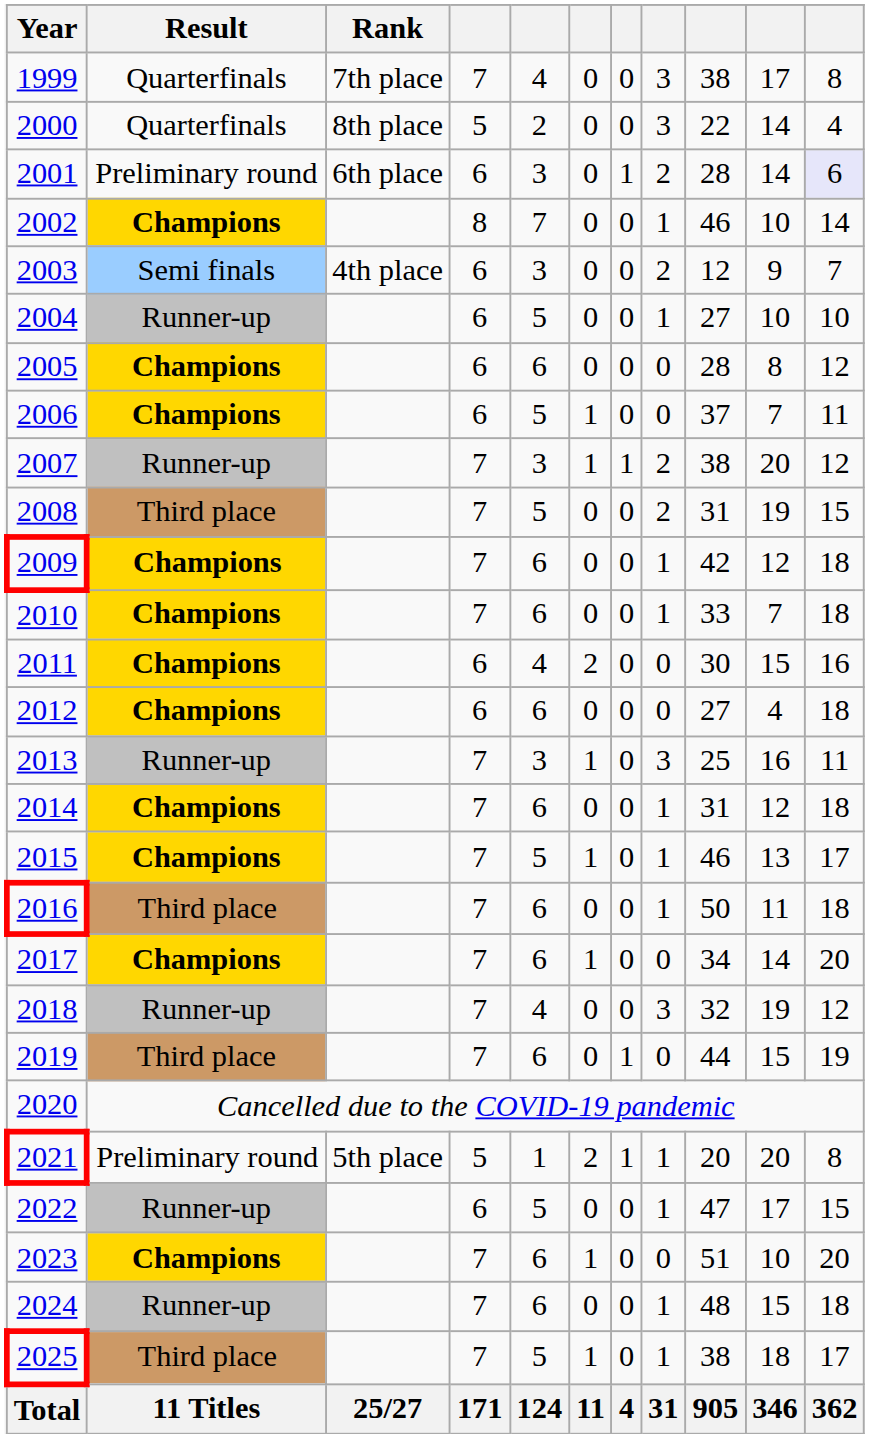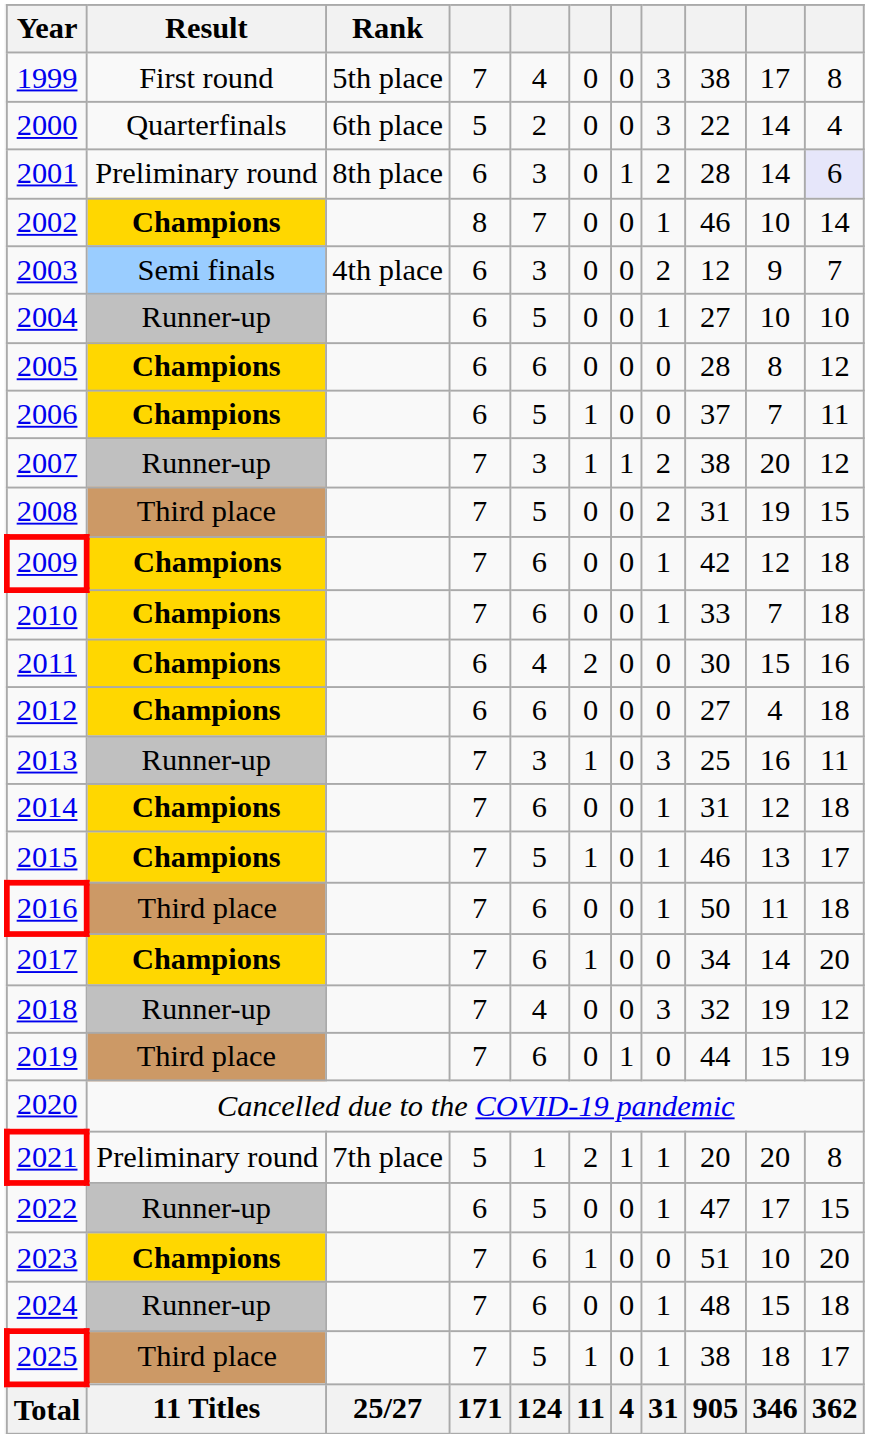(206, 76) Quarterfinals -> (206, 76) First round
(388, 76) 7th place -> (388, 76) 5th place
(388, 125) 8th place -> (388, 125) 6th place
(388, 173) 6th place -> (388, 173) 8th place
(388, 1156) 5th place -> (388, 1156) 7th place
